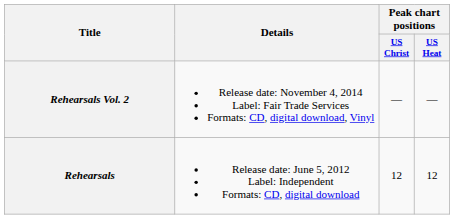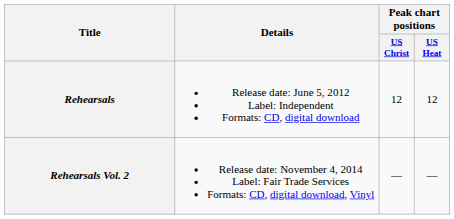rows swapped: (90, 176) <-> (90, 99)
